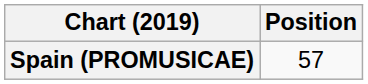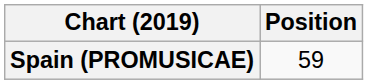(311, 60) 57 -> (311, 60) 59
